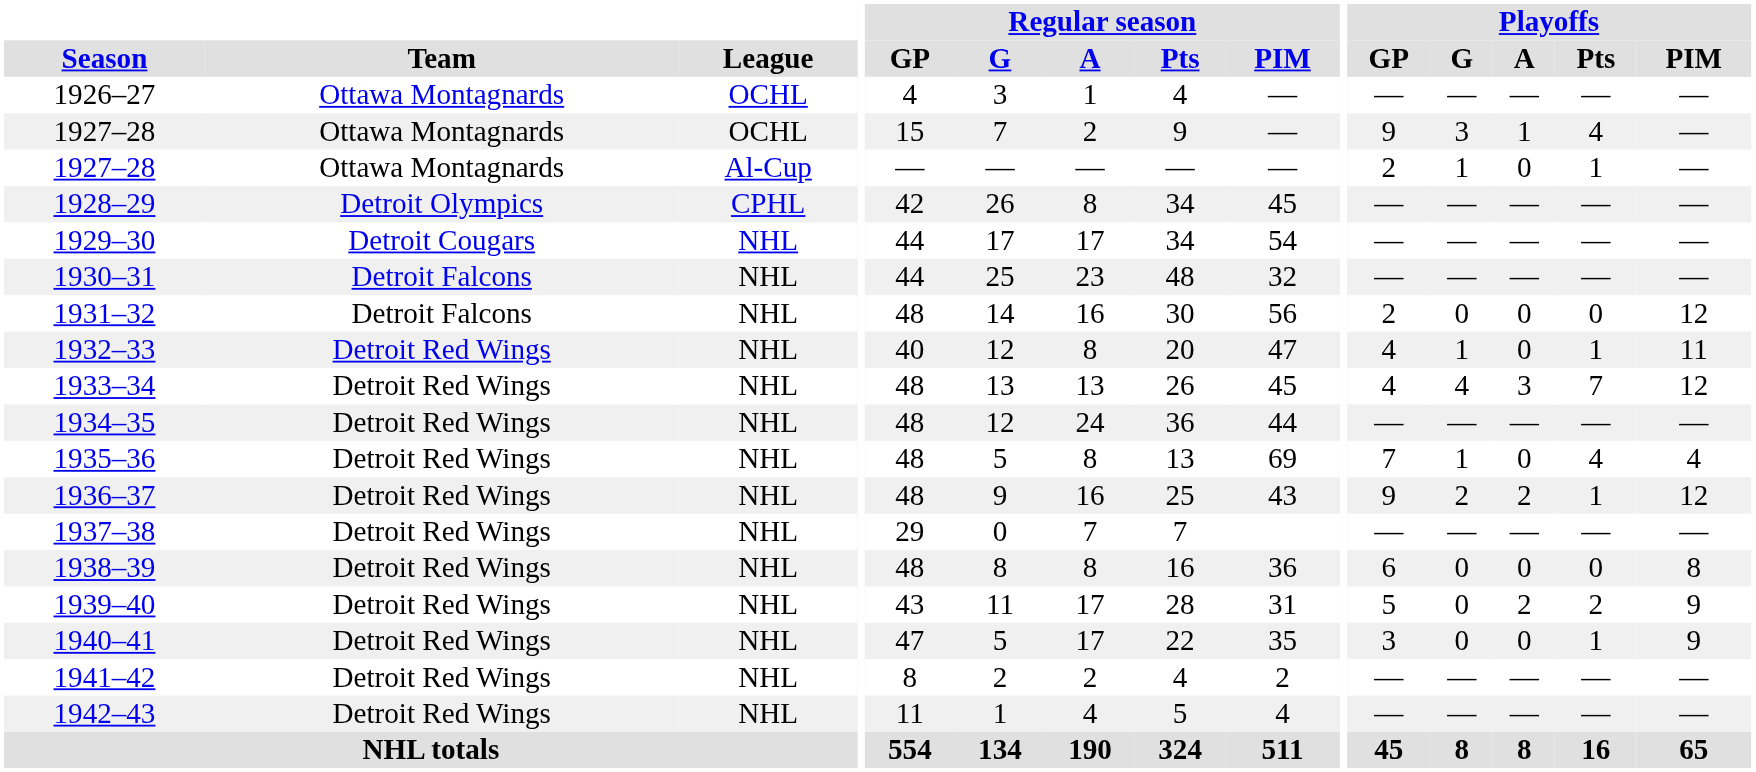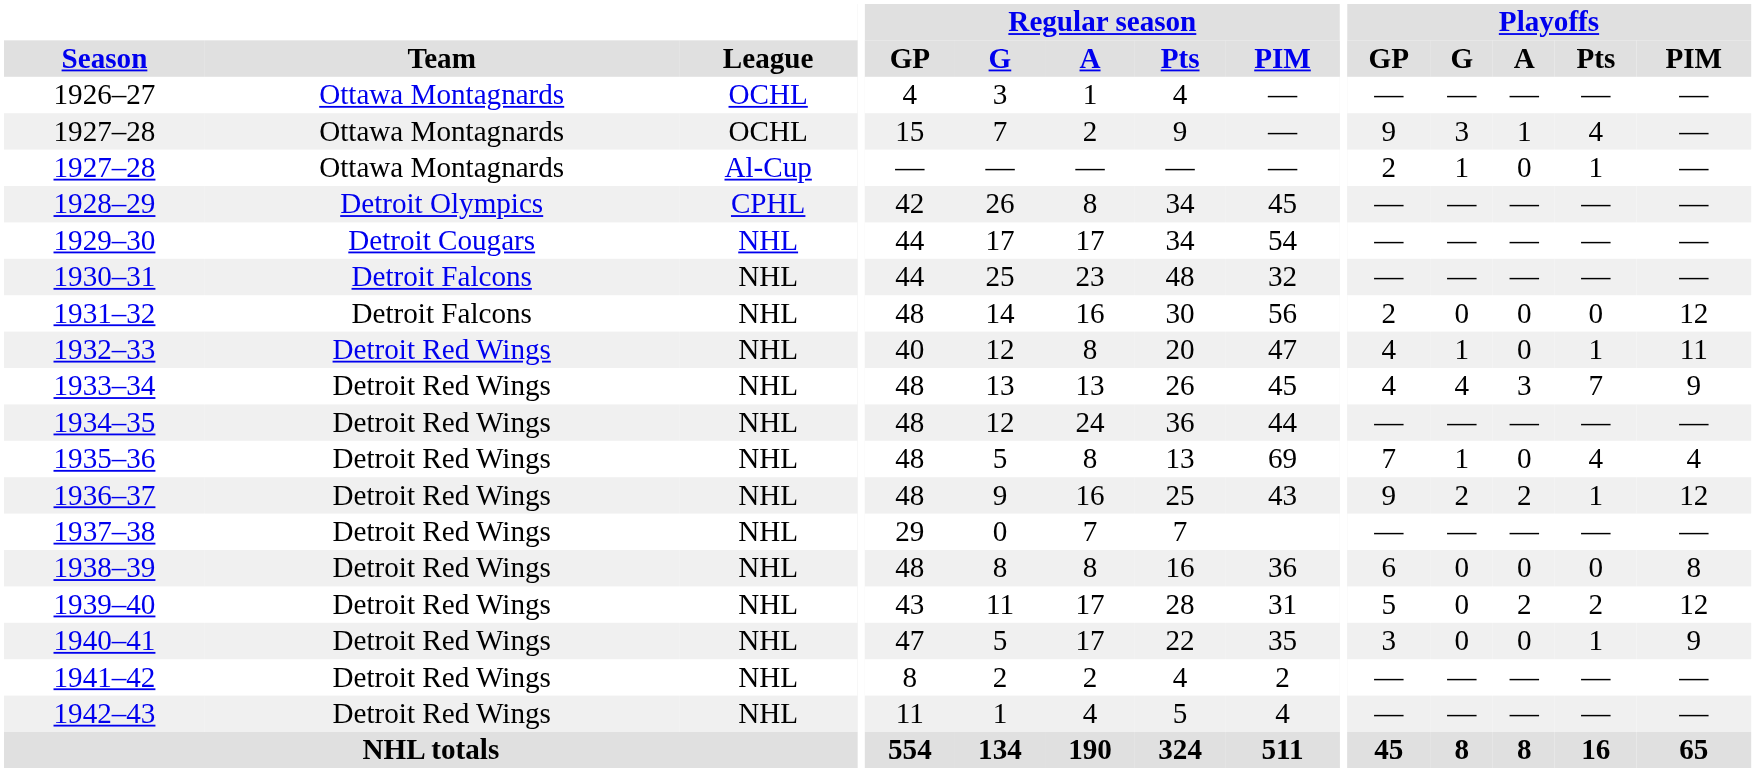(1694, 385) 12 -> (1694, 385) 9
(1694, 604) 9 -> (1694, 604) 12
